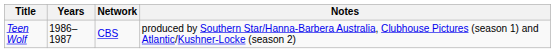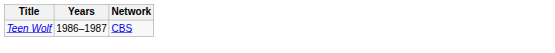- column: (345, 12)
